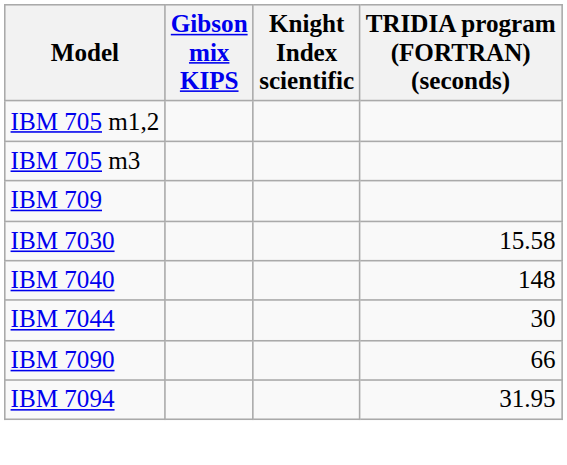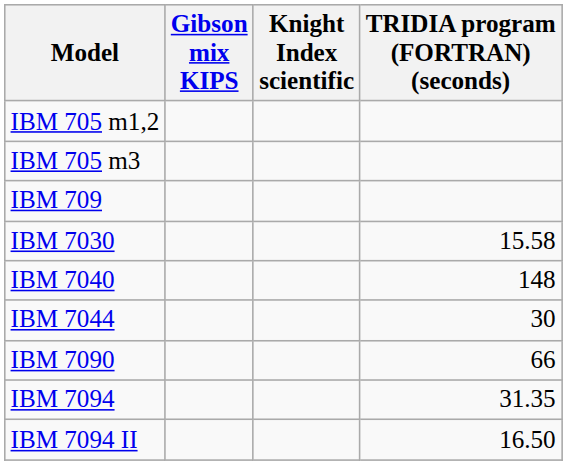(527, 399) 31.95 -> (527, 399) 31.35
+ row: (74, 439)
